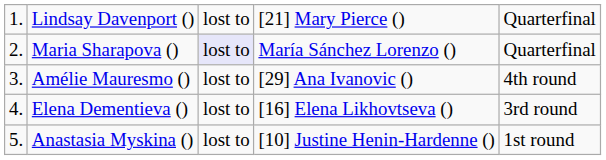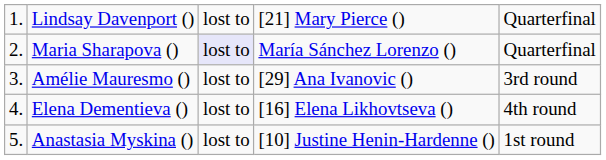(540, 79) 4th round -> (541, 79) 3rd round
(541, 109) 3rd round -> (540, 109) 4th round
